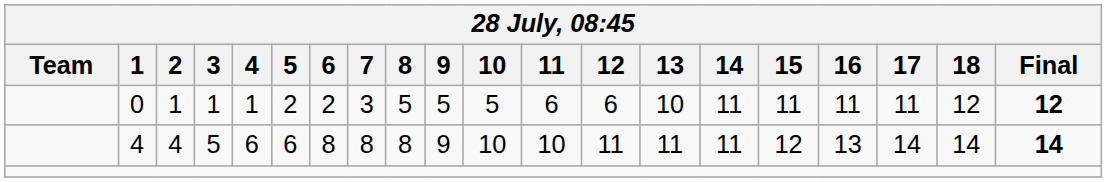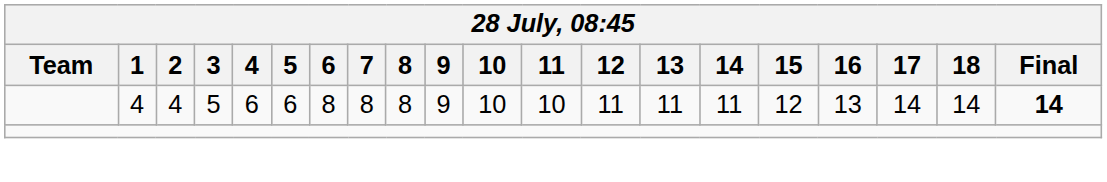- row: (137, 104)
